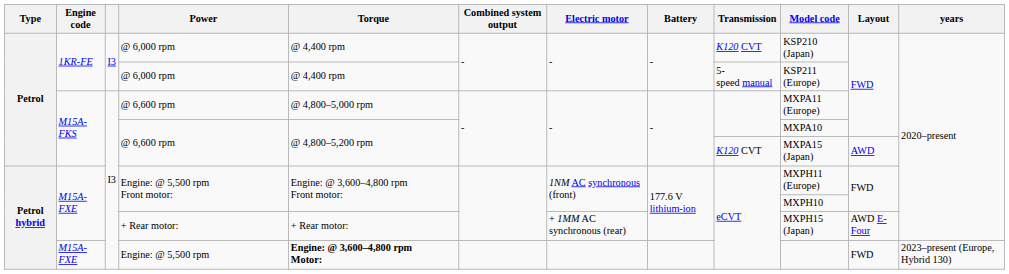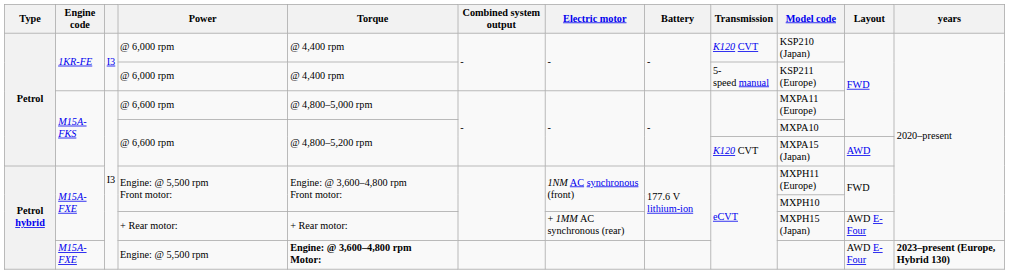(862, 254) FWD -> (865, 254) AWD E-Four
(948, 254) normal -> (946, 254) bold
